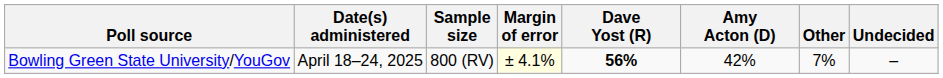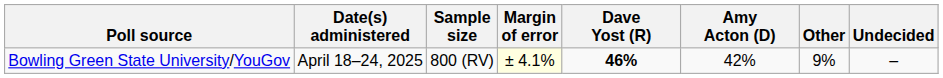(621, 61) 56% -> (621, 61) 46%
(824, 61) 7% -> (824, 61) 9%
